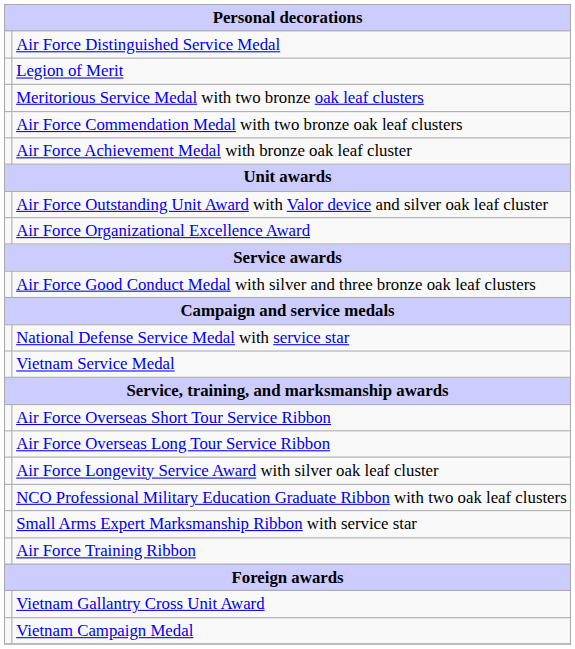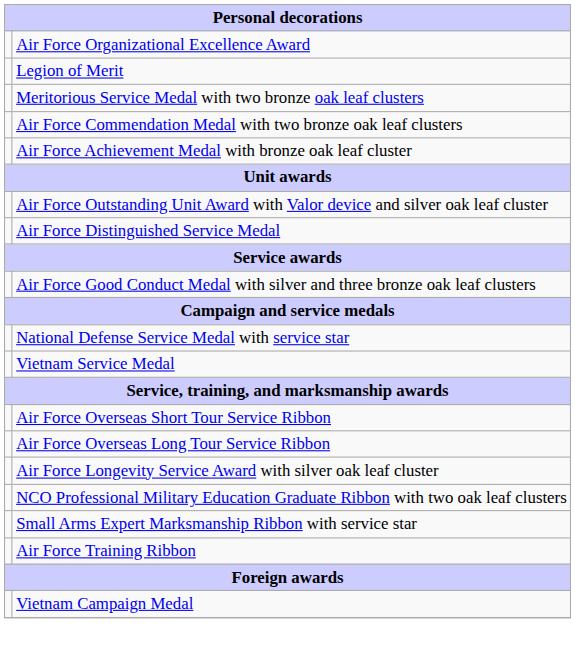rows swapped: (148, 44) <-> (163, 230)
- row: (140, 603)
